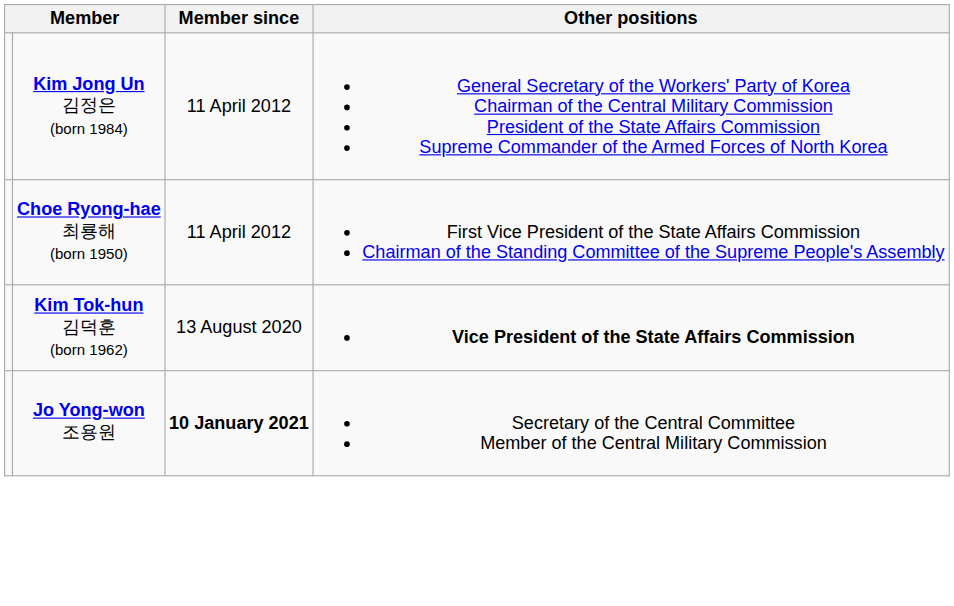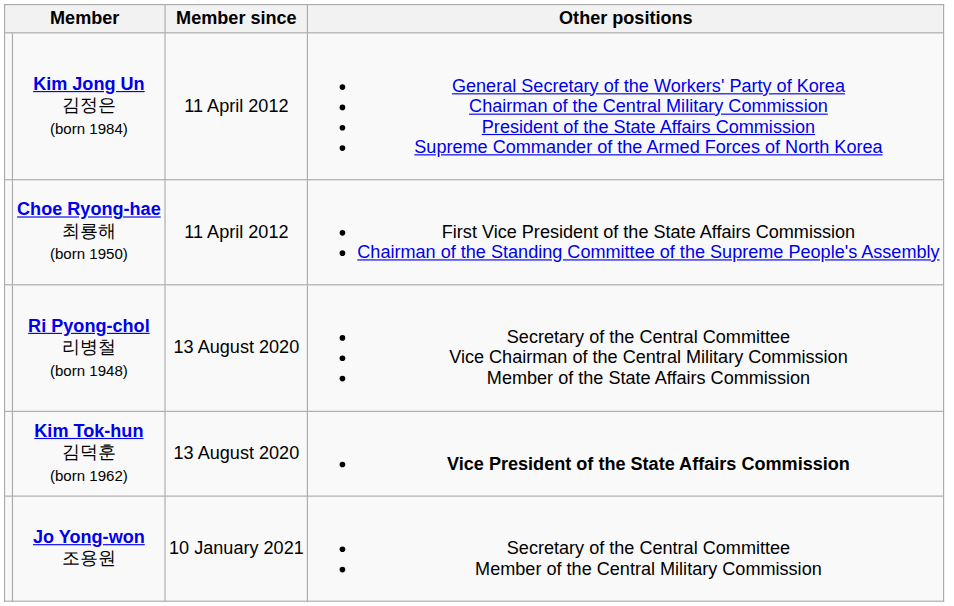+ row: (89, 347)
(239, 422) bold -> (236, 548) normal
